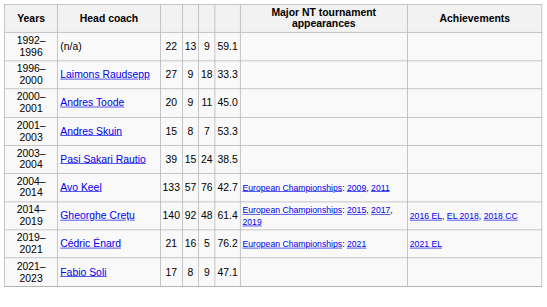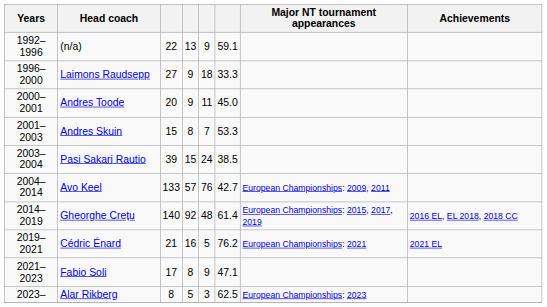+ row: (89, 294)
